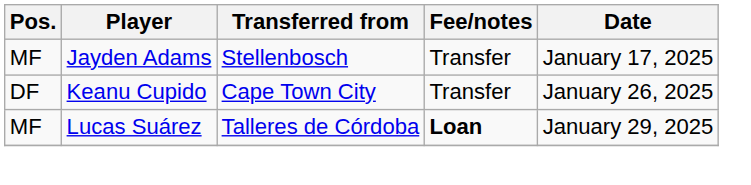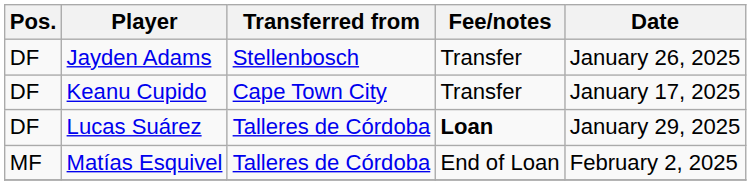(26, 57) MF -> (24, 57) DF
(628, 57) January 17, 2025 -> (655, 57) January 26, 2025
(628, 92) January 26, 2025 -> (655, 92) January 17, 2025
(26, 127) MF -> (24, 127) DF
+ row: (145, 162)
